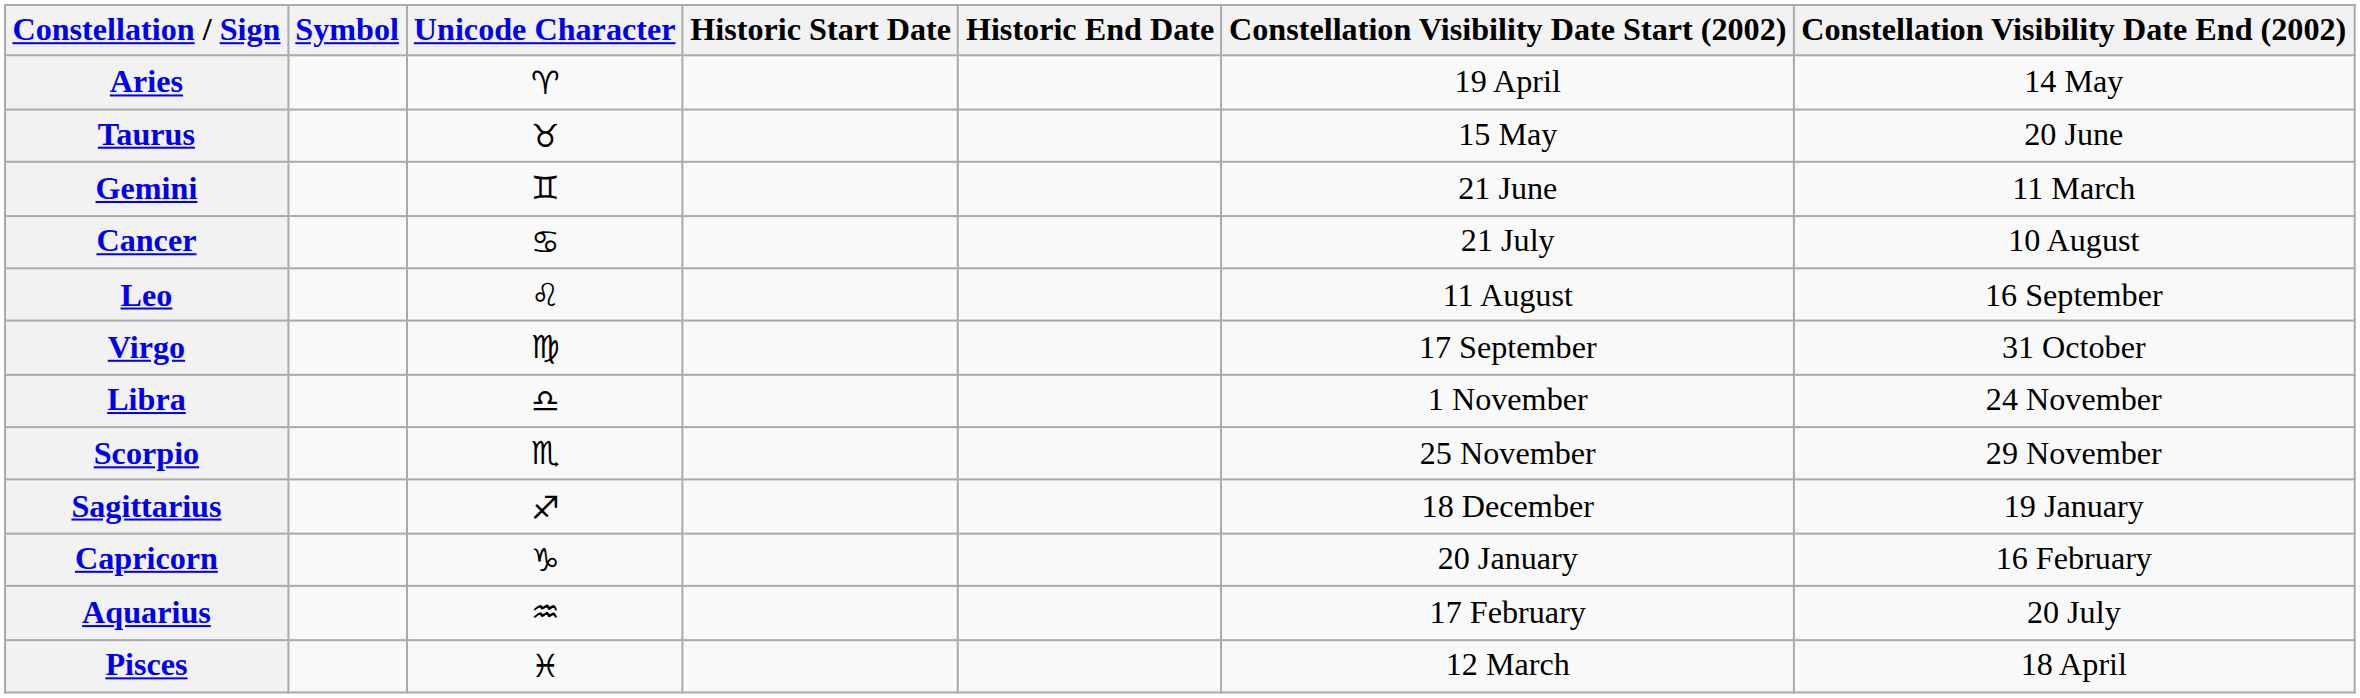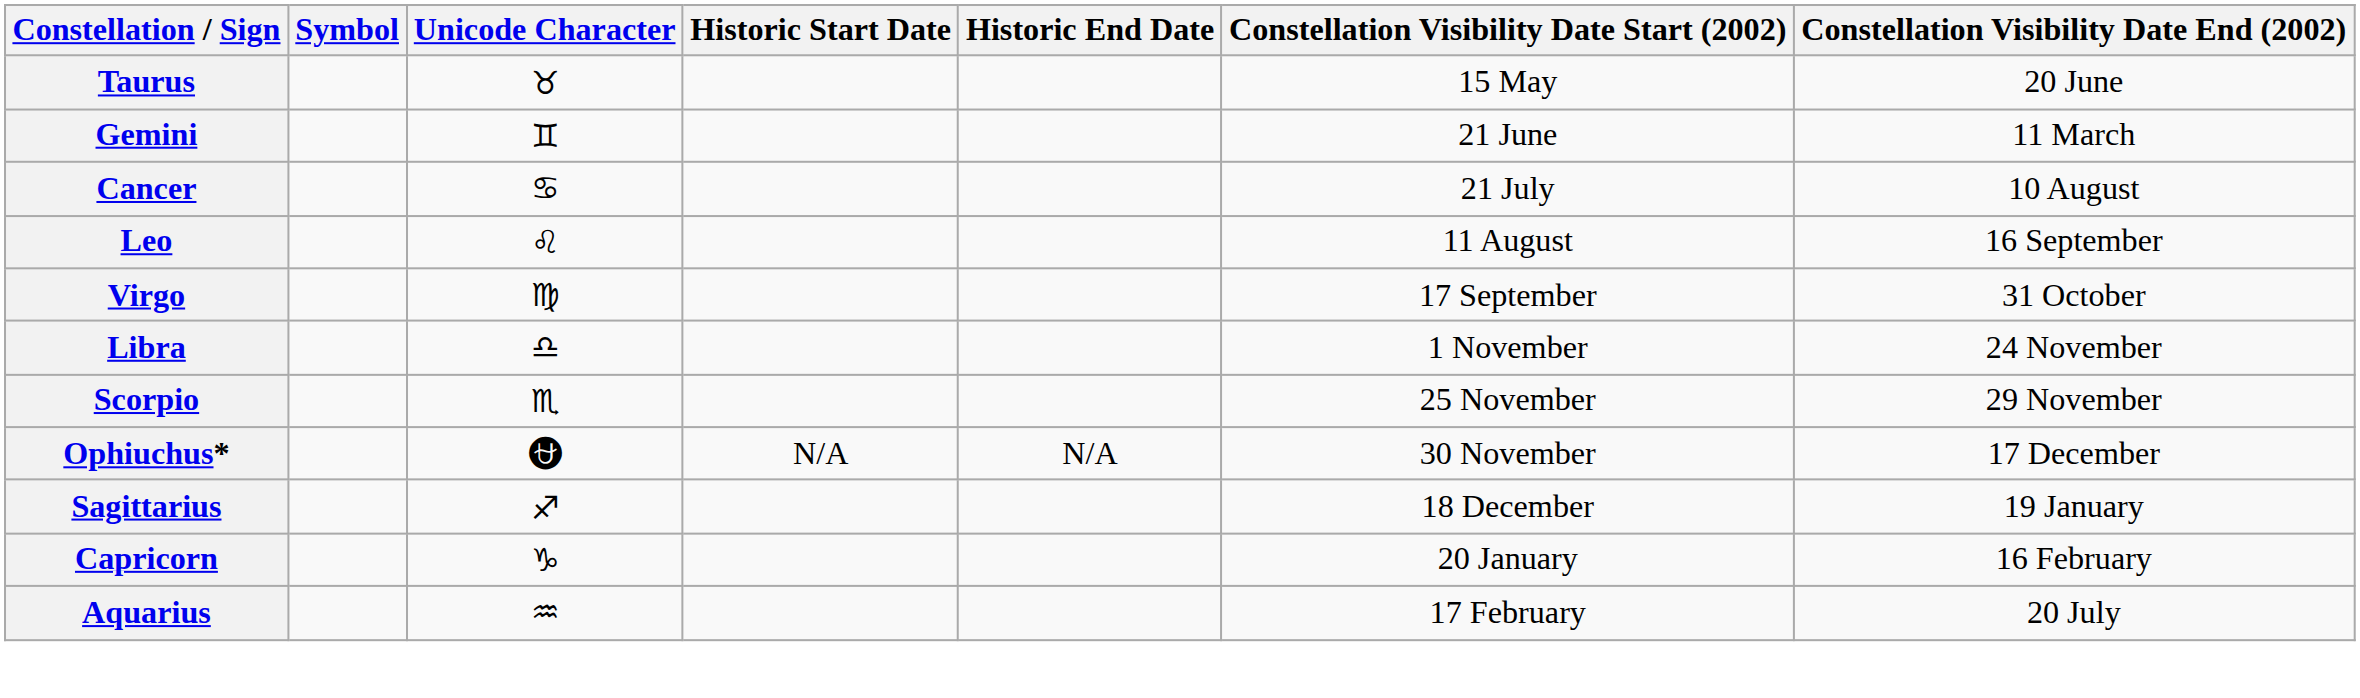- row: (146, 82)
+ row: (146, 453)
- row: (146, 665)
